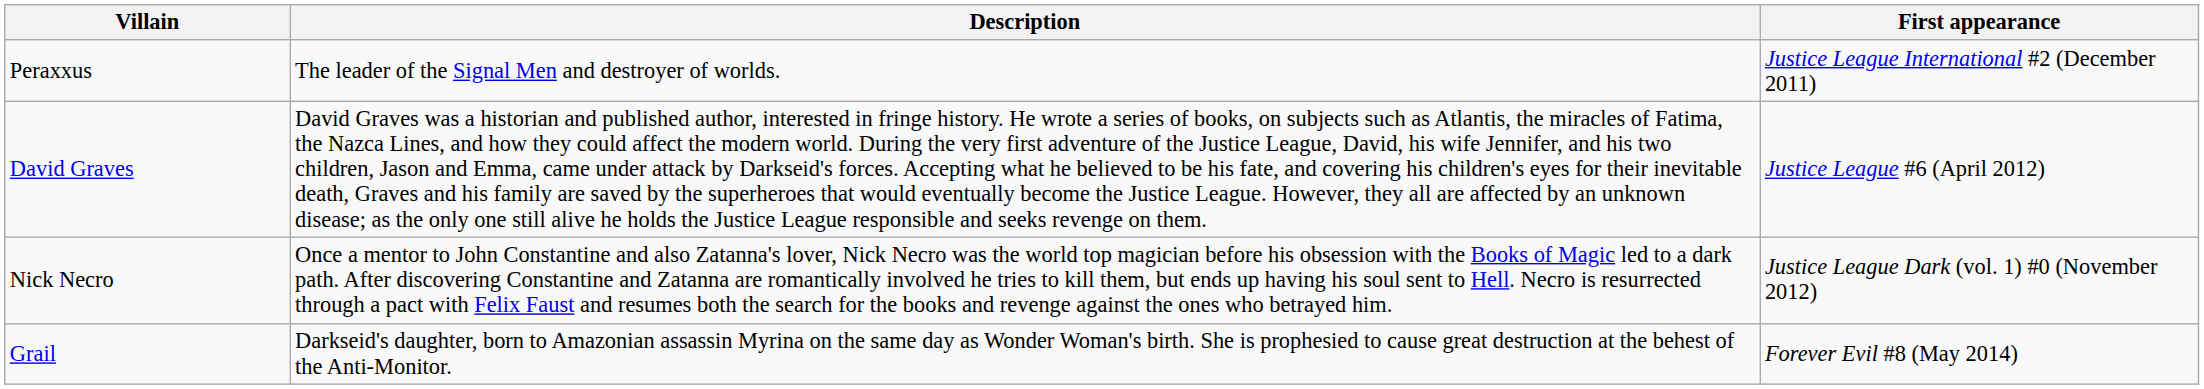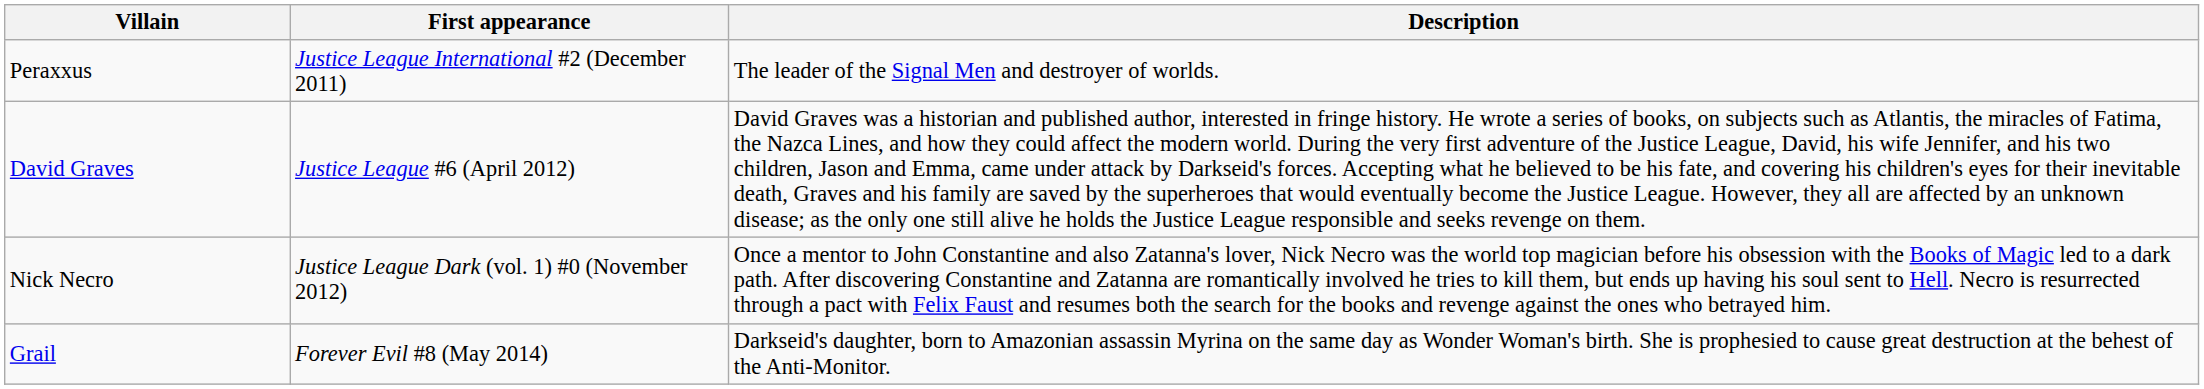columns swapped: (1979, 22) <-> (1025, 22)
